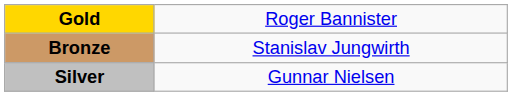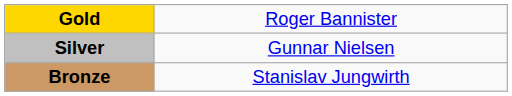rows swapped: (80, 76) <-> (79, 47)
